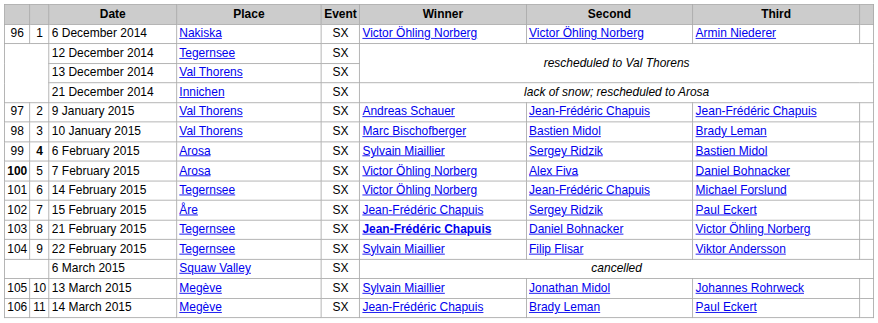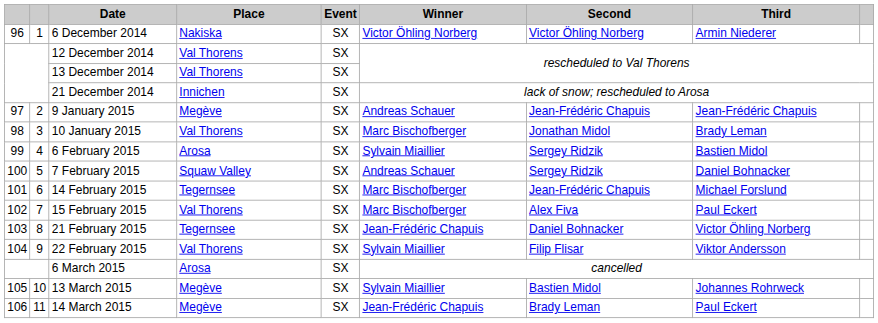(207, 53) Tegernsee -> (211, 53) Val Thorens
(211, 111) Val Thorens -> (201, 111) Megève
(565, 131) Bastien Midol -> (570, 131) Jonathan Midol
(40, 151) bold -> (40, 151) normal
(17, 170) bold -> (17, 170) normal
(195, 170) Arosa -> (215, 170) Squaw Valley
(420, 170) Victor Öhling Norberg -> (409, 170) Andreas Schauer
(554, 170) Alex Fiva -> (566, 170) Sergey Ridzik
(420, 190) Victor Öhling Norberg -> (414, 190) Marc Bischofberger
(189, 209) Åre -> (211, 209) Val Thorens
(423, 209) Jean-Frédéric Chapuis -> (414, 209) Marc Bischofberger
(566, 209) Sergey Ridzik -> (554, 209) Alex Fiva
(427, 229) bold -> (423, 229) normal
(207, 248) Tegernsee -> (211, 248) Val Thorens
(215, 268) Squaw Valley -> (195, 268) Arosa
(570, 288) Jonathan Midol -> (565, 288) Bastien Midol
